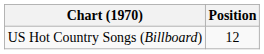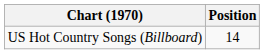(232, 37) 12 -> (232, 37) 14
